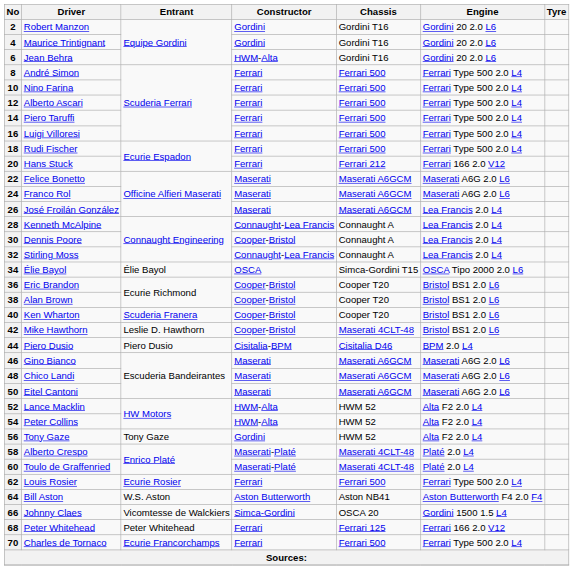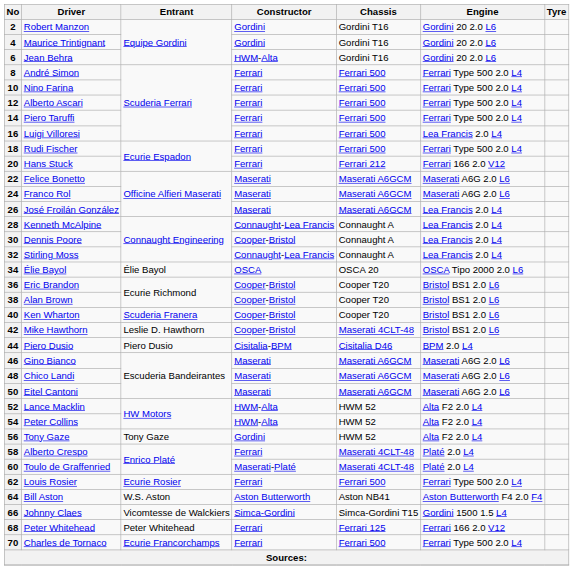(472, 133) Ferrari Type 500 2.0 L4 -> (462, 133) Lea Francis 2.0 L4
(378, 270) Simca-Gordini T15 -> (359, 270) OSCA 20
(265, 452) Maserati-Platé -> (248, 452) Ferrari
(359, 512) OSCA 20 -> (378, 512) Simca-Gordini T15
